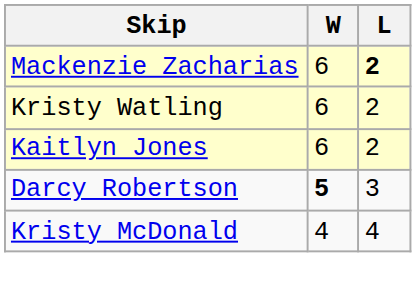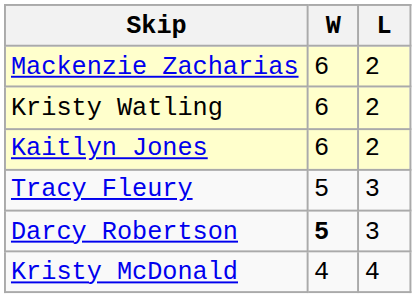(372, 67) bold -> (372, 67) normal
+ row: (102, 190)
